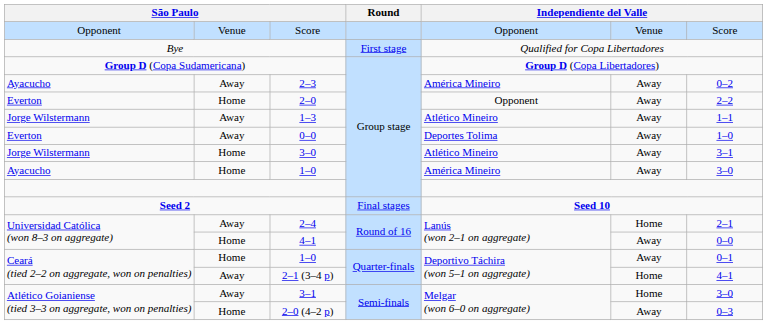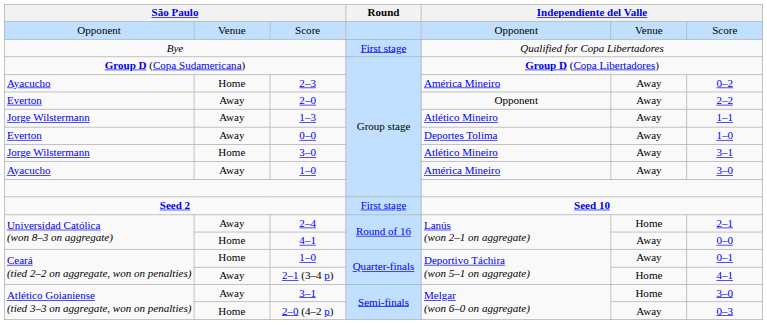(232, 83) Away -> (232, 83) Home
(232, 100) Home -> (232, 100) Away
(232, 170) Home -> (232, 170) Away
(383, 205) Final stages -> (383, 205) First stage
